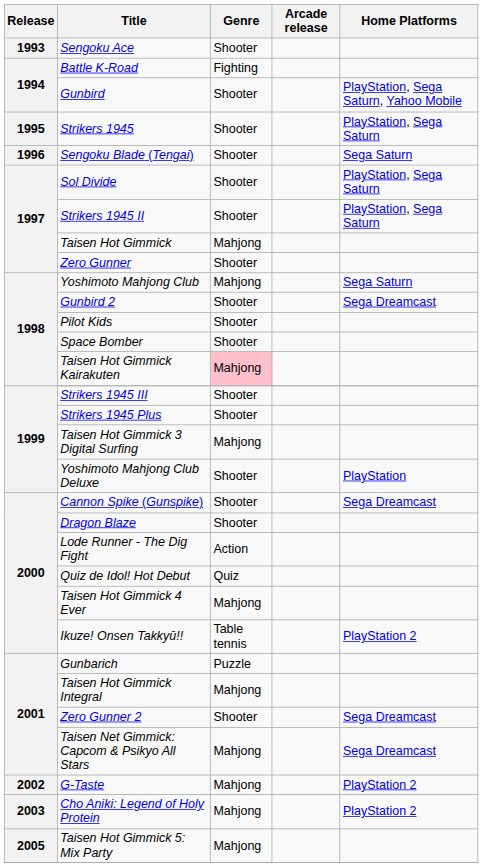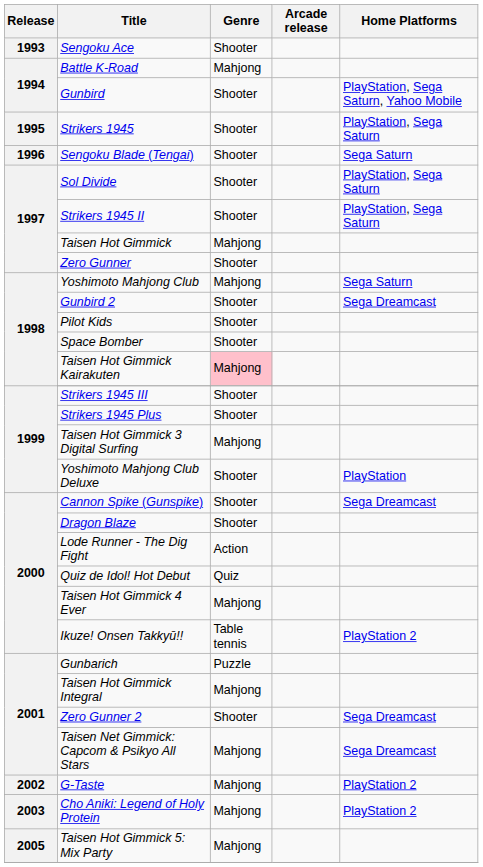(236, 68) Fighting -> (237, 68) Mahjong
